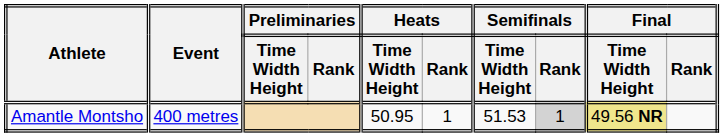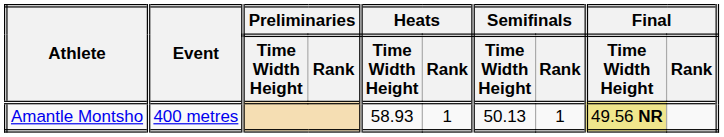(392, 117) 50.95 -> (392, 117) 58.93
(505, 117) 51.53 -> (505, 117) 50.13
(560, 117) lightgrey background -> (560, 117) no background
